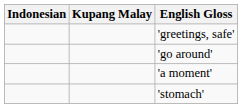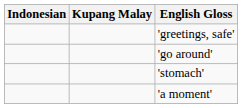rows swapped: (185, 73) <-> (181, 93)
